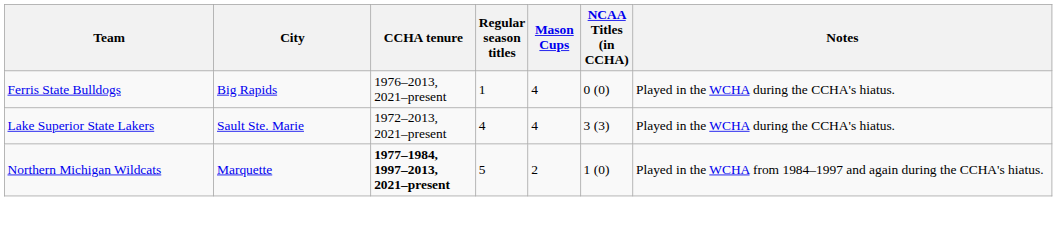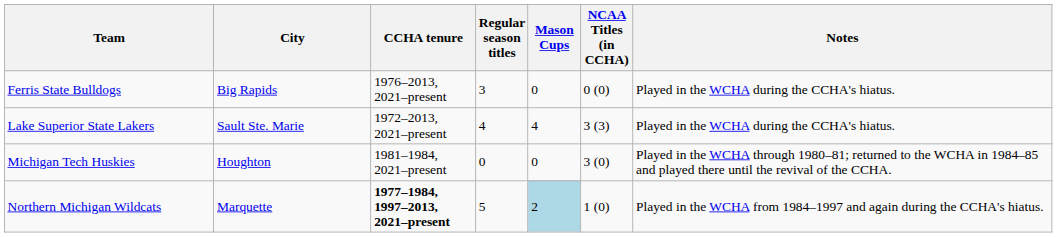(482, 89) 1 -> (482, 89) 3
(535, 89) 4 -> (535, 89) 0
+ row: (71, 162)
(535, 169) no background -> (535, 206) lightblue background
